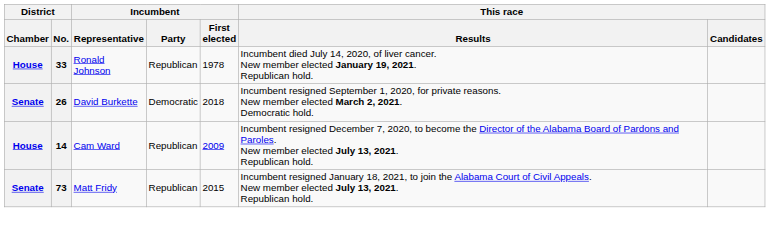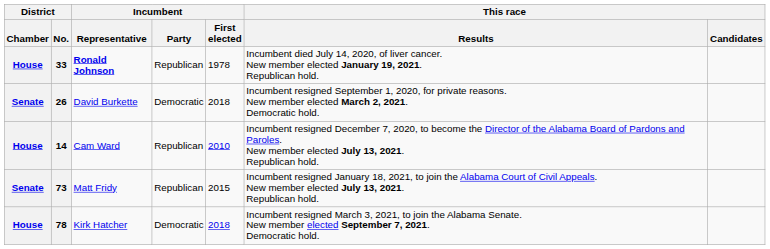(92, 65) normal -> (94, 65) bold
(213, 145) 2009 -> (219, 145) 2010
+ row: (61, 225)
